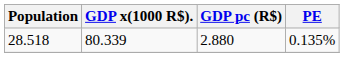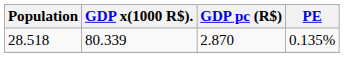(217, 40) 2.880 -> (217, 40) 2.870
